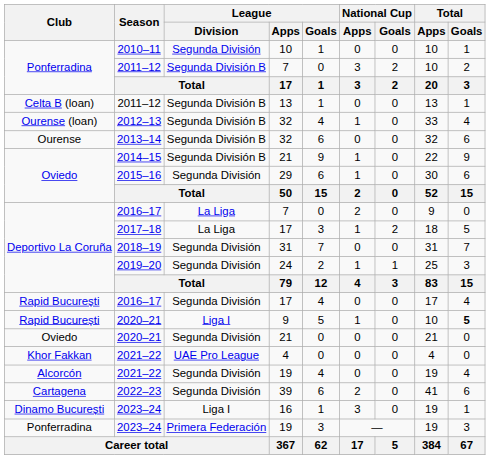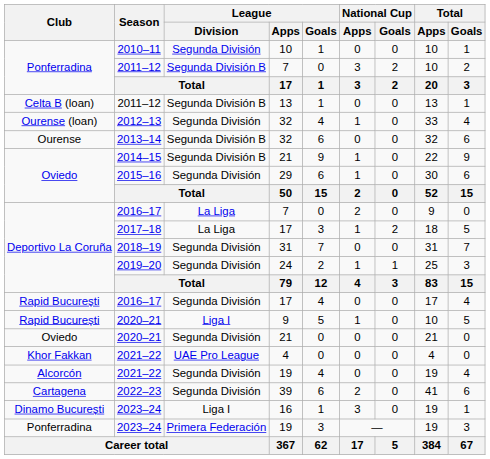(216, 121) Segunda División B -> (216, 121) Segunda División
(467, 319) bold -> (467, 319) normal
